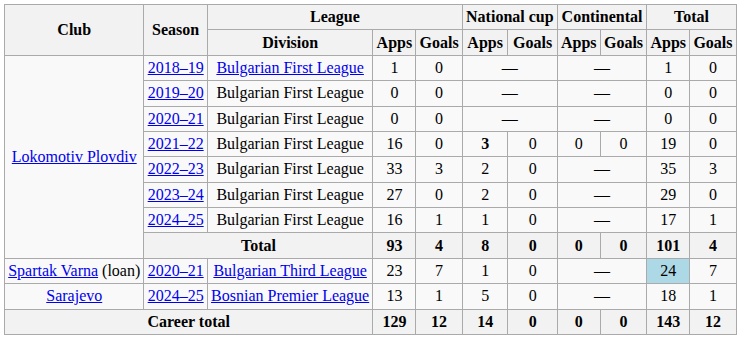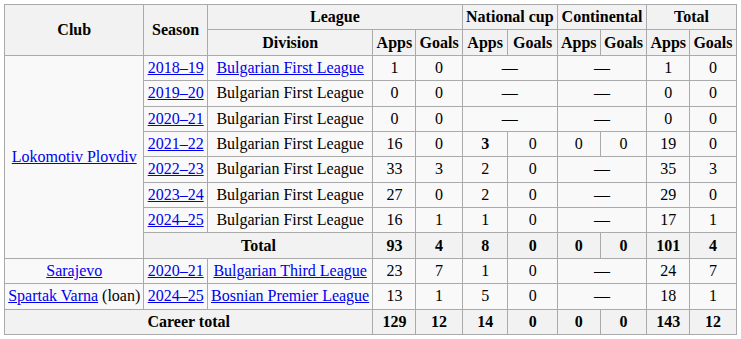(74, 270) Spartak Varna (loan) -> (74, 270) Sarajevo
(668, 270) lightblue background -> (668, 270) no background
(74, 296) Sarajevo -> (74, 296) Spartak Varna (loan)
